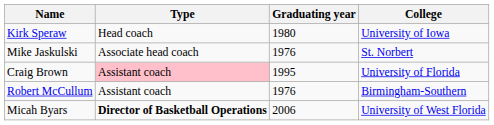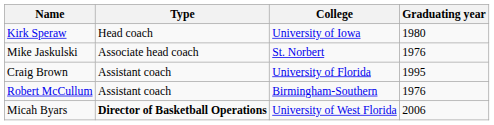columns swapped: (423, 14) <-> (314, 14)
(135, 72) pink background -> (135, 72) no background
